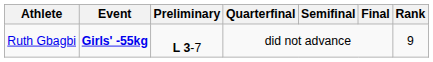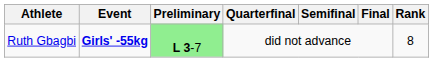(187, 47) no background -> (187, 47) lightgreen background
(410, 41) 9 -> (410, 41) 8
